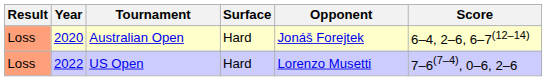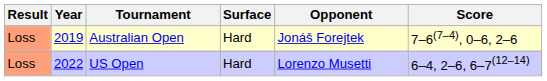(69, 37) 2020 -> (69, 37) 2019
(470, 37) 6–4, 2–6, 6–7(12–14) -> (464, 37) 7–6(7–4), 0–6, 2–6
(464, 62) 7–6(7–4), 0–6, 2–6 -> (470, 62) 6–4, 2–6, 6–7(12–14)
